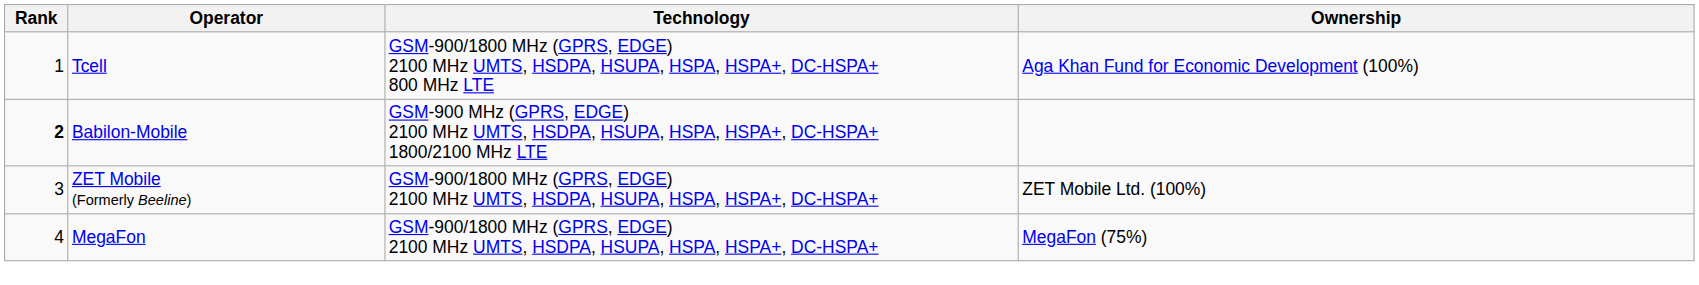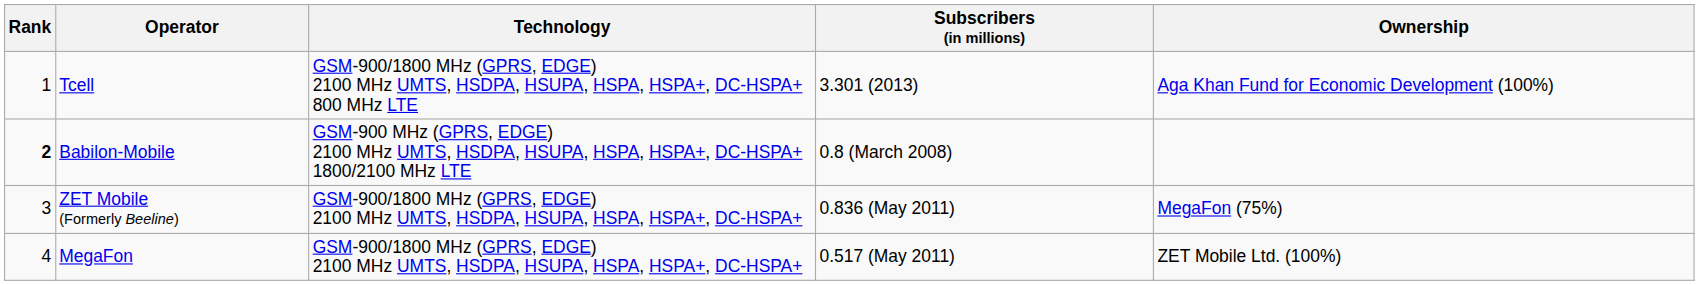+ column: (984, 28)
(1114, 189) ZET Mobile Ltd. (100%) -> (1220, 209) MegaFon (75%)
(1085, 236) MegaFon (75%) -> (1249, 256) ZET Mobile Ltd. (100%)
